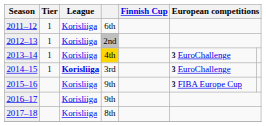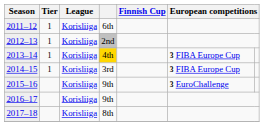(201, 55) 3 EuroChallenge -> (205, 55) 3 FIBA Europe Cup
(80, 69) bold -> (79, 69) normal
(201, 69) 3 EuroChallenge -> (205, 69) 3 FIBA Europe Cup
(207, 84) 3 FIBA Europe Cup -> (199, 84) 3 EuroChallenge
